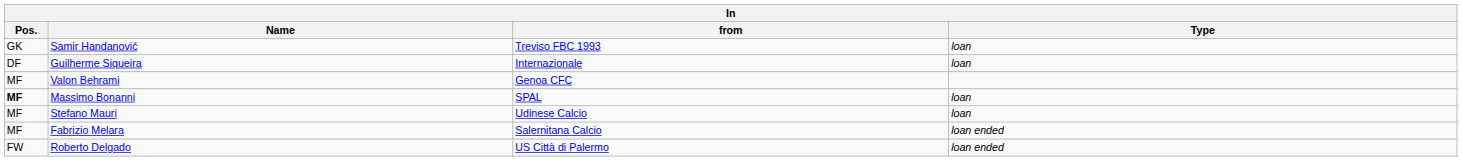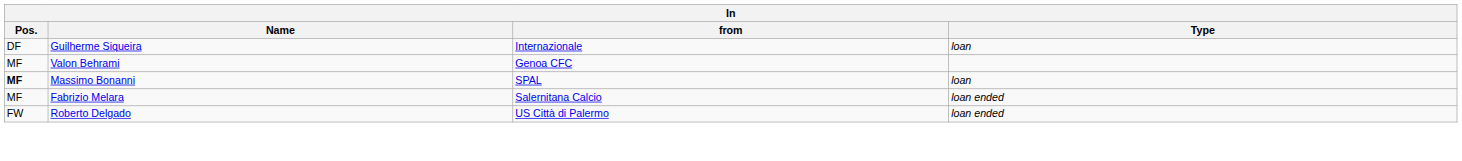- row: (94, 47)
- row: (84, 114)
